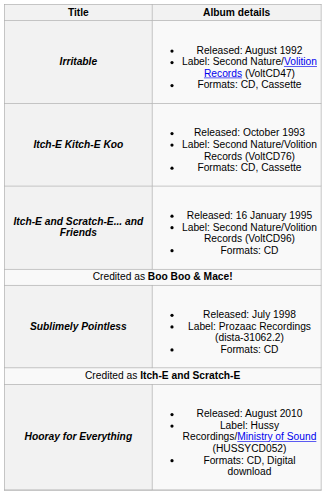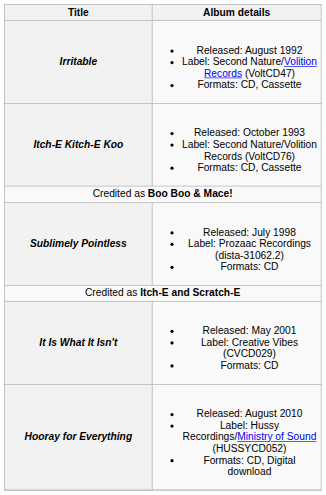- row: (78, 227)
+ row: (78, 343)
